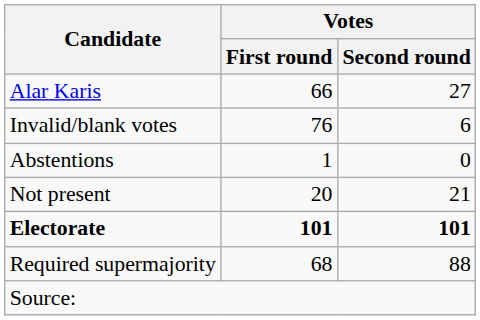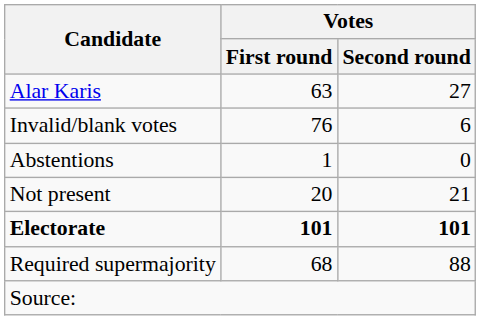(322, 90) 66 -> (322, 90) 63
